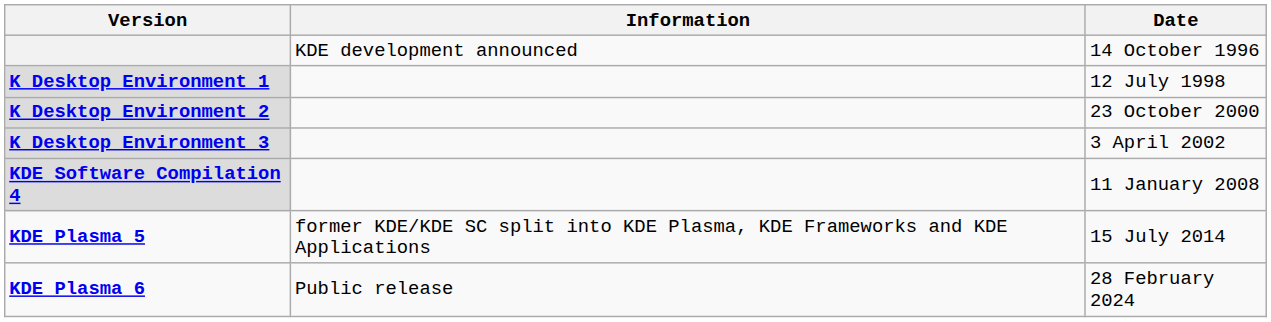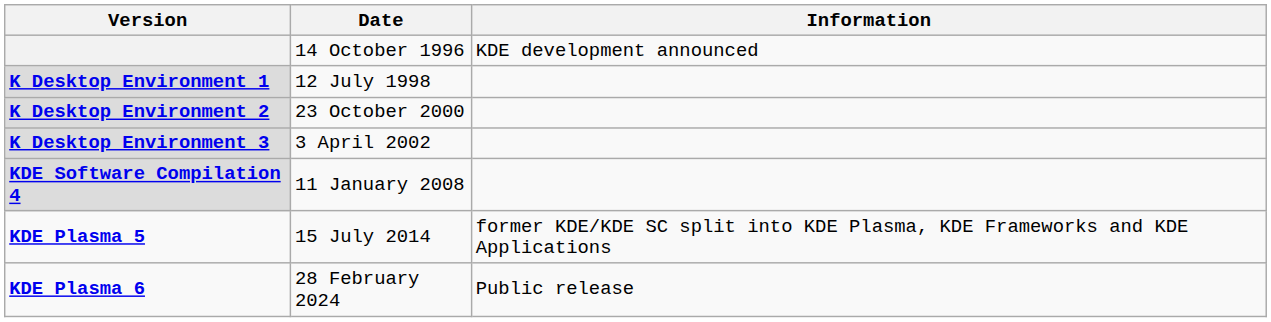columns swapped: (1176, 20) <-> (688, 20)
